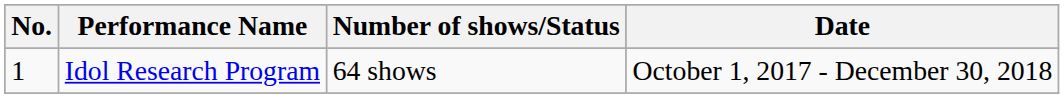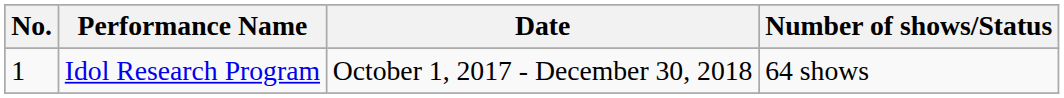columns swapped: (842, 26) <-> (476, 26)
